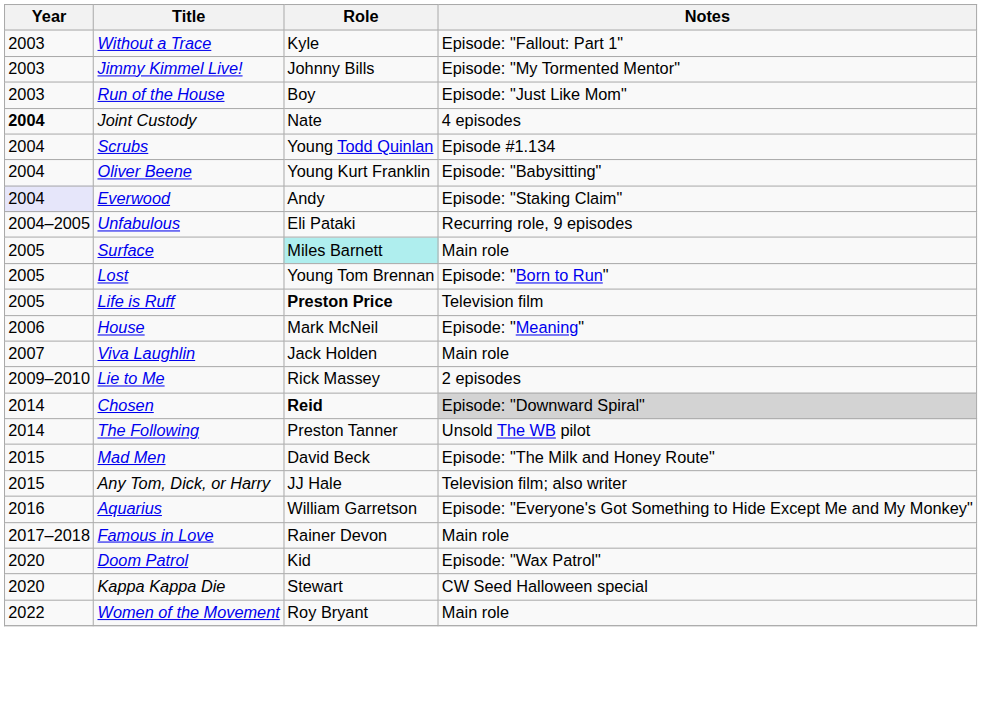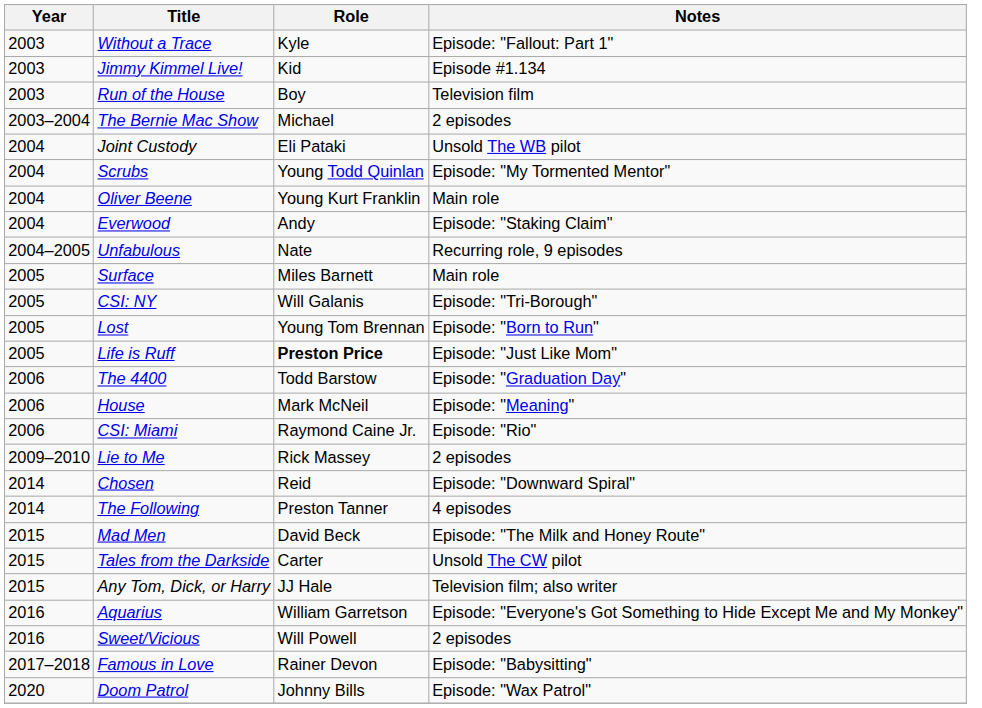(331, 69) Johnny Bills -> (289, 69) Kid
(561, 69) Episode: "My Tormented Mentor" -> (489, 69) Episode #1.134
(534, 95) Episode: "Just Like Mom" -> (483, 95) Television film
+ row: (178, 120)
(26, 120) bold -> (26, 146) normal
(305, 120) Nate -> (312, 146) Eli Pataki
(481, 120) 4 episodes -> (506, 146) Unsold The WB pilot
(499, 146) Episode #1.134 -> (551, 172) Episode: "My Tormented Mentor"
(522, 172) Episode: "Babysitting" -> (466, 198) Main role
(26, 198) lavender background -> (26, 224) no background
(321, 224) Eli Pataki -> (295, 250) Nate
(335, 250) paleturquoise background -> (325, 276) no background
+ row: (127, 302)
(493, 302) Television film -> (525, 353) Episode: "Just Like Mom"
+ row: (132, 379)
+ row: (137, 431)
- row: (146, 353)
(305, 405) bold -> (294, 483) normal
(543, 405) lightgrey background -> (534, 483) no background
(516, 431) Unsold The WB pilot -> (472, 509) 4 episodes
+ row: (183, 560)
+ row: (149, 638)
(475, 535) Main role -> (512, 664) Episode: "Babysitting"
(299, 560) Kid -> (321, 690) Johnny Bills
- row: (161, 586)
- row: (189, 612)
